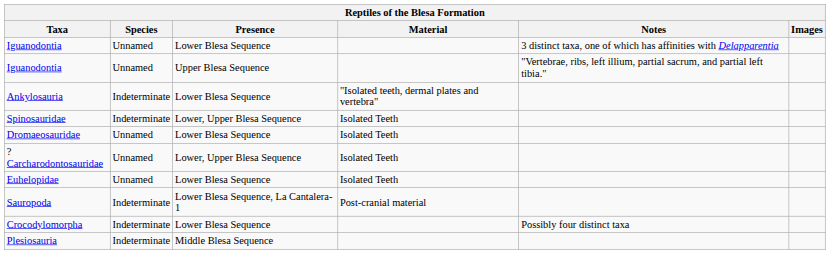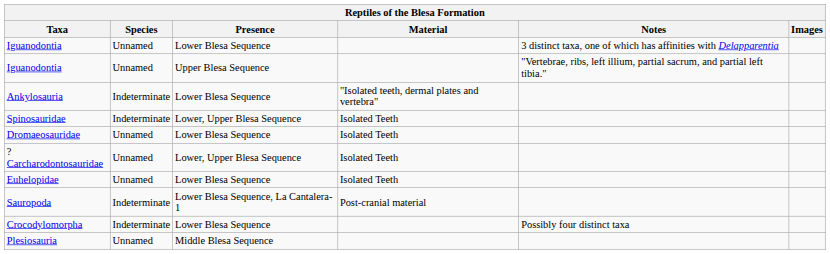(141, 240) Indeterminate -> (133, 240) Unnamed
